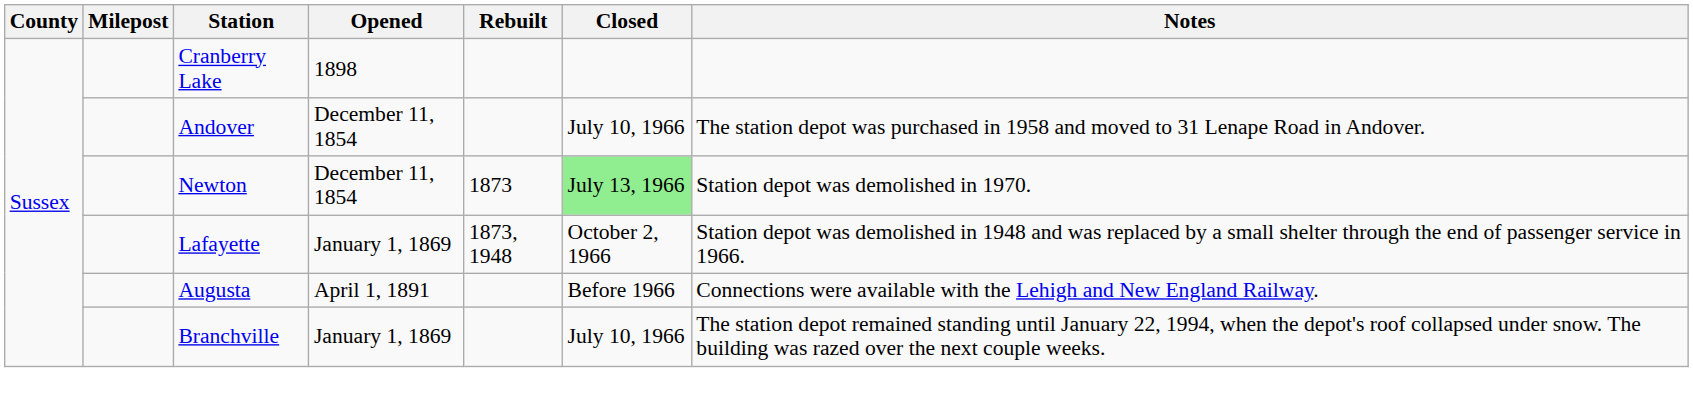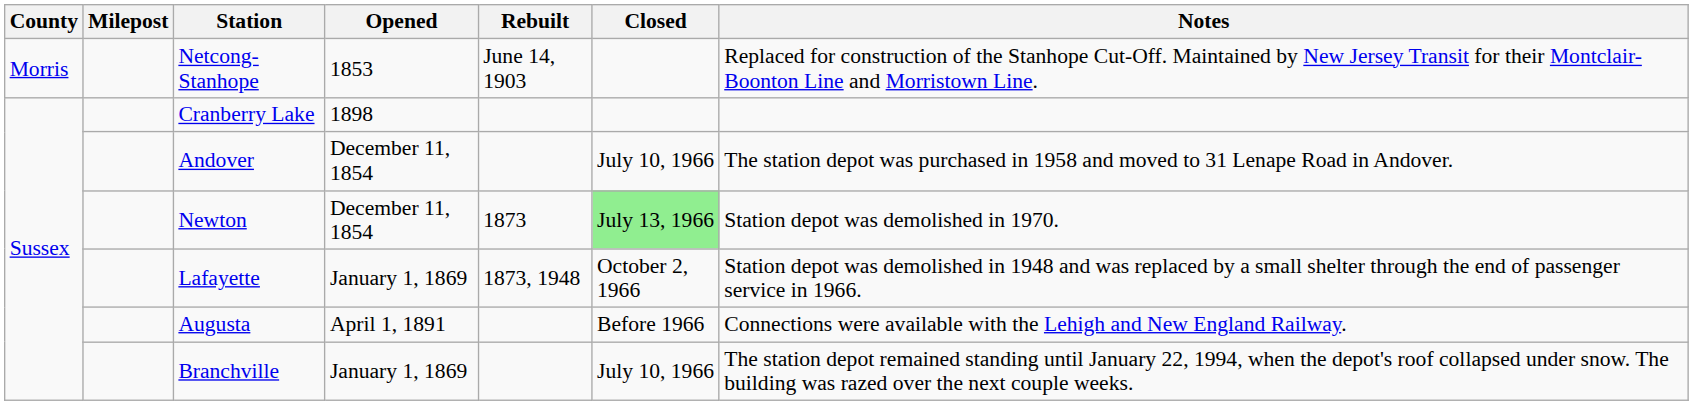+ row: (219, 68)
